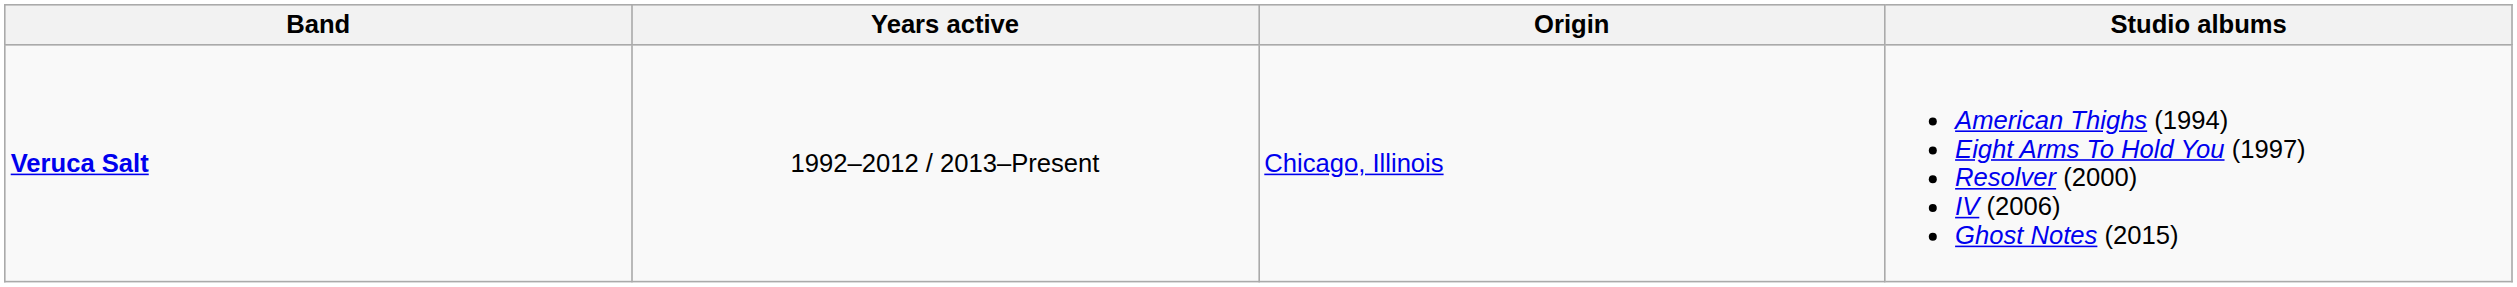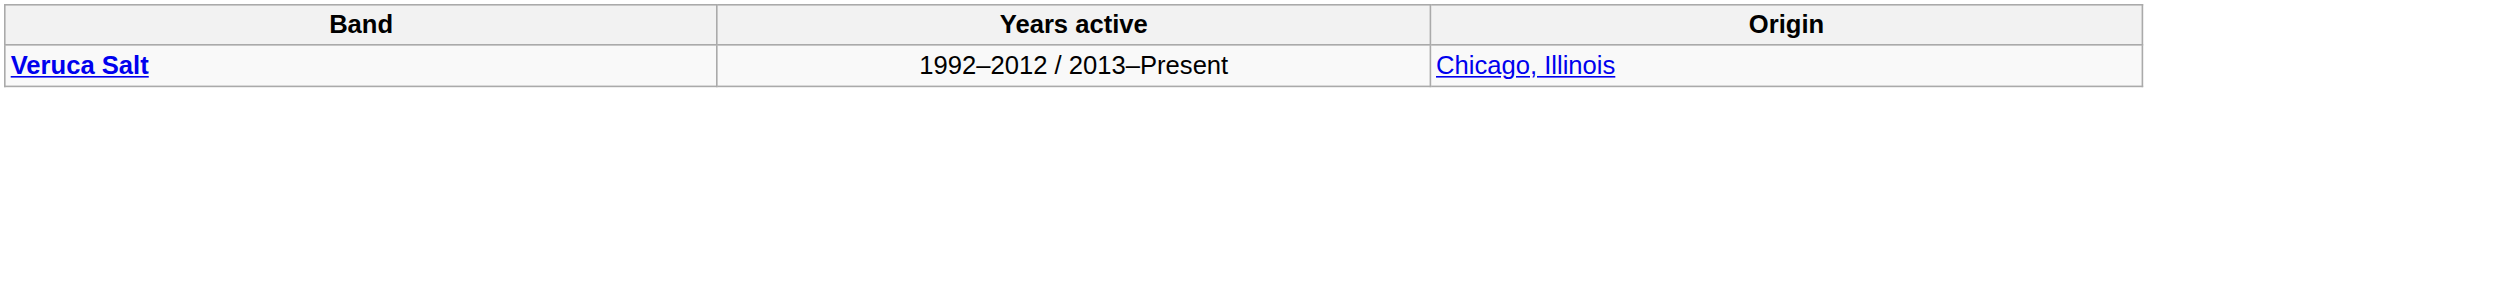- column: (2199, 24)
